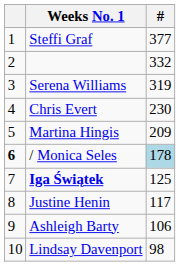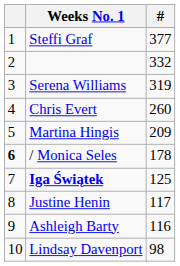(160, 109) 230 -> (160, 109) 260
(160, 156) lightblue background -> (160, 156) no background
(160, 226) 106 -> (160, 226) 116
